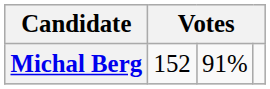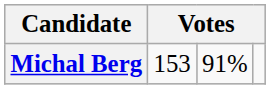(172, 63) 152 -> (172, 63) 153
